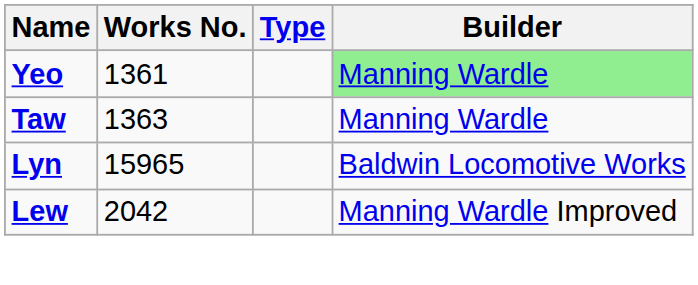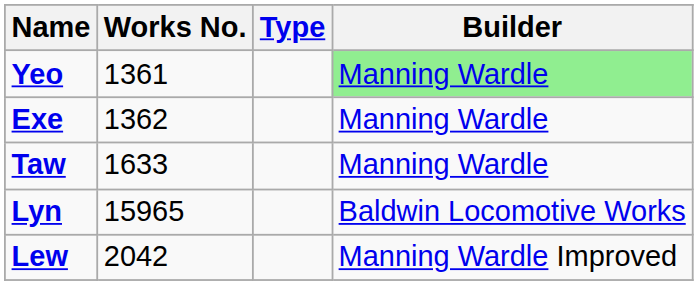+ row: (37, 119)
(136, 119) 1363 -> (136, 165) 1633
